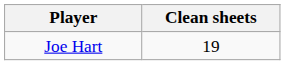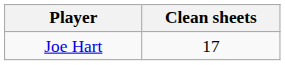(211, 45) 19 -> (211, 45) 17
